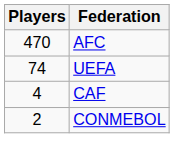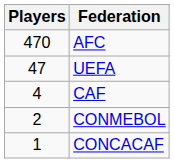(37, 68) 74 -> (37, 68) 47
+ row: (119, 145)
